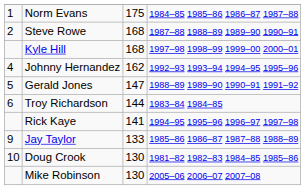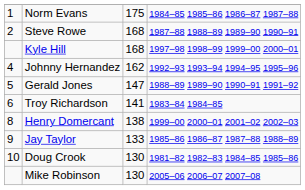(135, 103) 144 -> (135, 103) 141
- row: (50, 121)
+ row: (69, 121)
